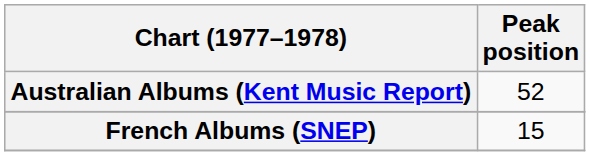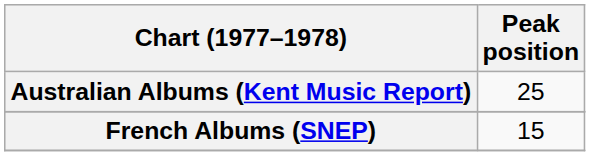(531, 91) 52 -> (531, 91) 25
